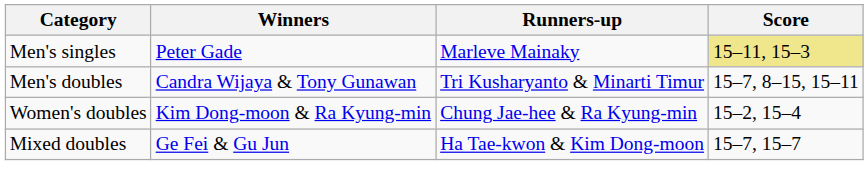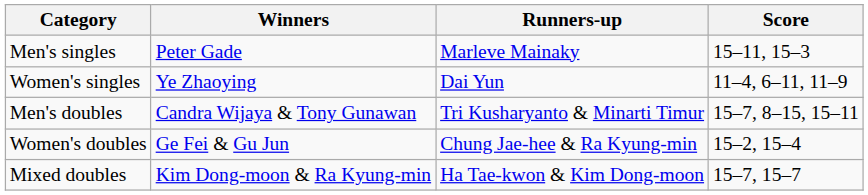(762, 50) khaki background -> (762, 50) no background
+ row: (75, 81)
(293, 112) Kim Dong-moon & Ra Kyung-min -> (222, 143) Ge Fei & Gu Jun
(222, 143) Ge Fei & Gu Jun -> (293, 174) Kim Dong-moon & Ra Kyung-min
